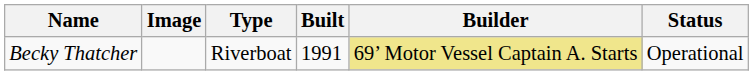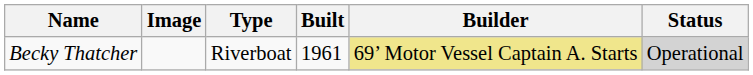(321, 53) 1991 -> (321, 53) 1961
(695, 53) no background -> (695, 53) lightgrey background
